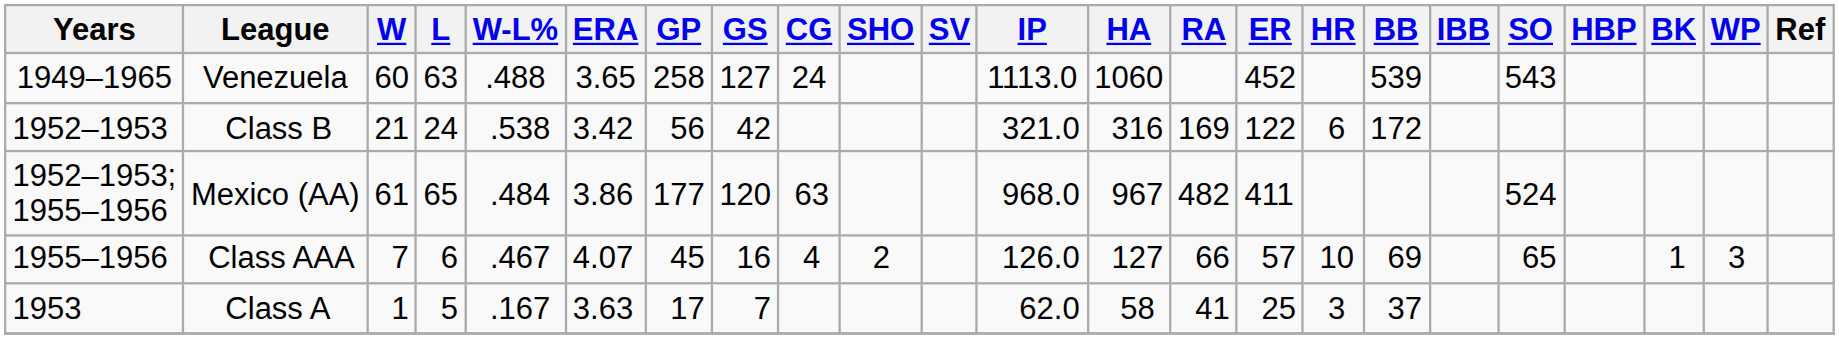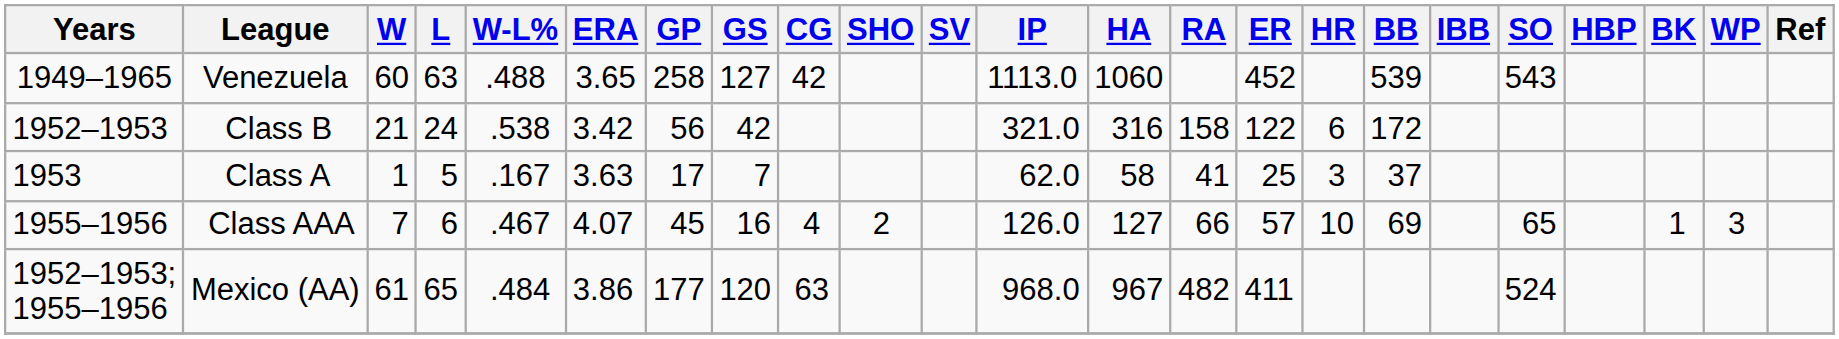(809, 78) 24 -> (809, 78) 42
(1204, 127) 169 -> (1204, 127) 158
rows swapped: (261, 308) <-> (275, 193)
